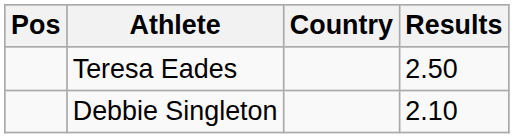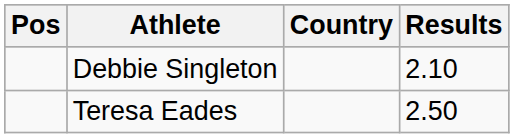rows swapped: (155, 68) <-> (175, 111)
